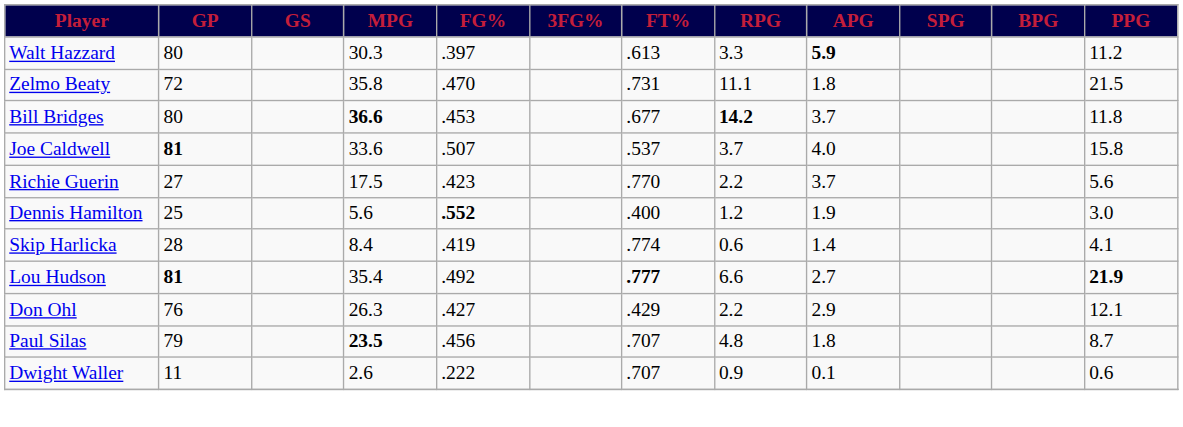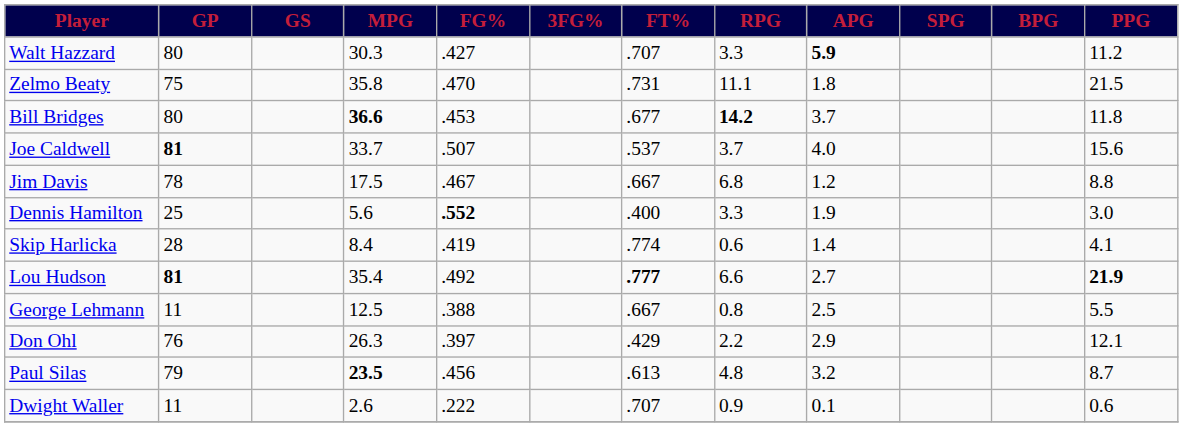(458, 52) .397 -> (458, 52) .427
(643, 52) .613 -> (643, 52) .707
(173, 85) 72 -> (173, 85) 75
(366, 149) 33.6 -> (366, 149) 33.7
(1106, 149) 15.8 -> (1106, 149) 15.6
+ row: (48, 181)
- row: (64, 181)
(731, 213) 1.2 -> (731, 213) 3.3
+ row: (77, 309)
(458, 309) .427 -> (458, 341) .397
(643, 341) .707 -> (643, 373) .613
(824, 341) 1.8 -> (824, 373) 3.2
